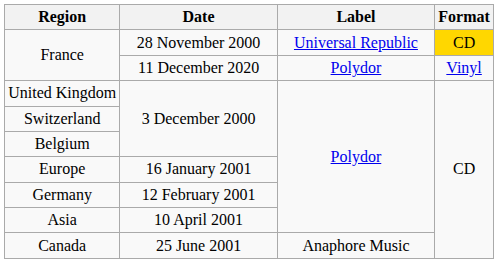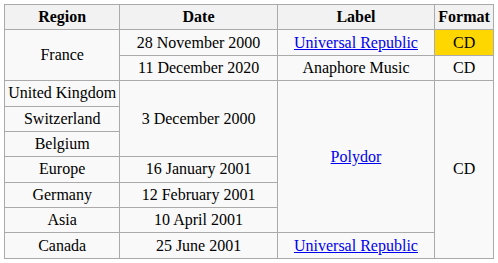(356, 67) Polydor -> (356, 67) Anaphore Music
(464, 67) Vinyl -> (464, 67) CD
(356, 245) Anaphore Music -> (356, 245) Universal Republic
